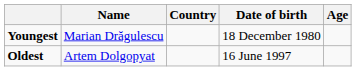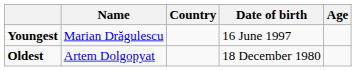(272, 35) 18 December 1980 -> (257, 35) 16 June 1997
(257, 55) 16 June 1997 -> (272, 55) 18 December 1980
